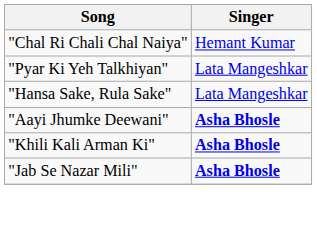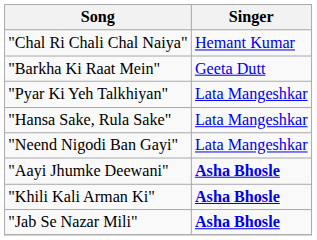+ row: (84, 68)
+ row: (93, 145)
